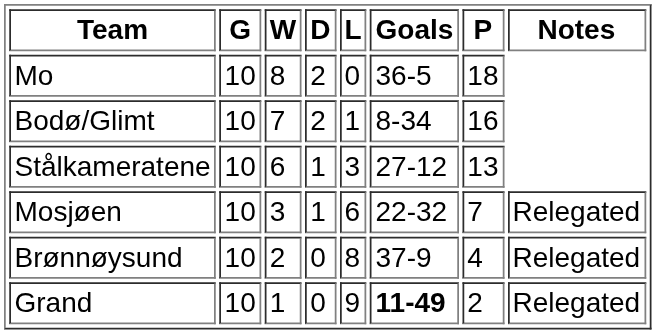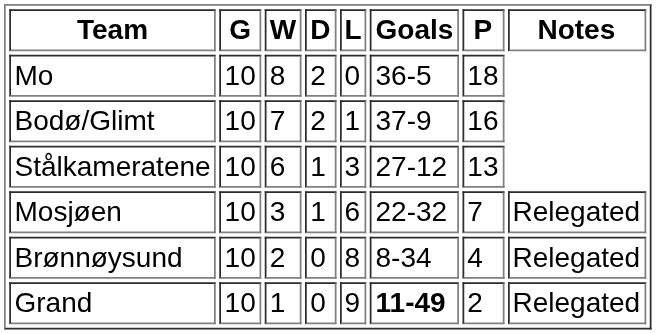(404, 120) 8-34 -> (404, 120) 37-9
(404, 257) 37-9 -> (404, 257) 8-34
